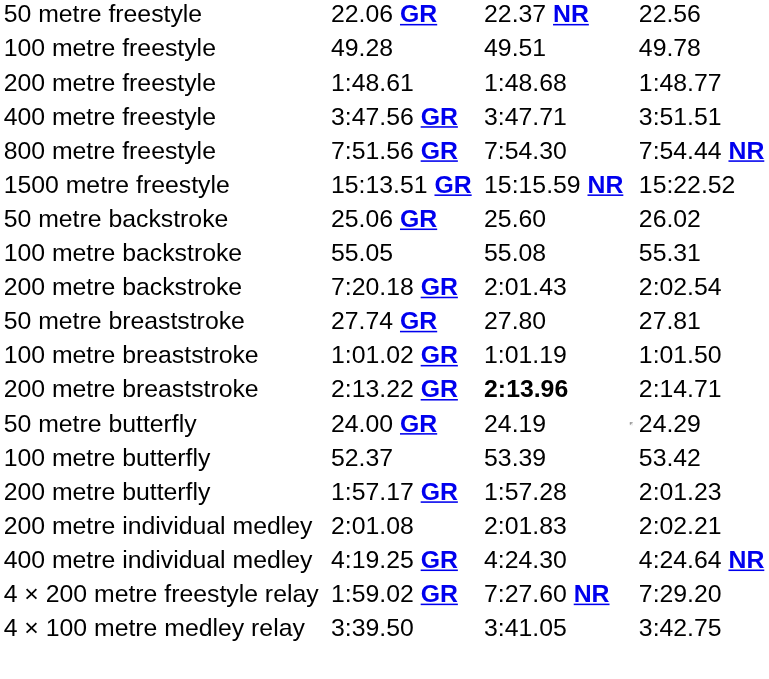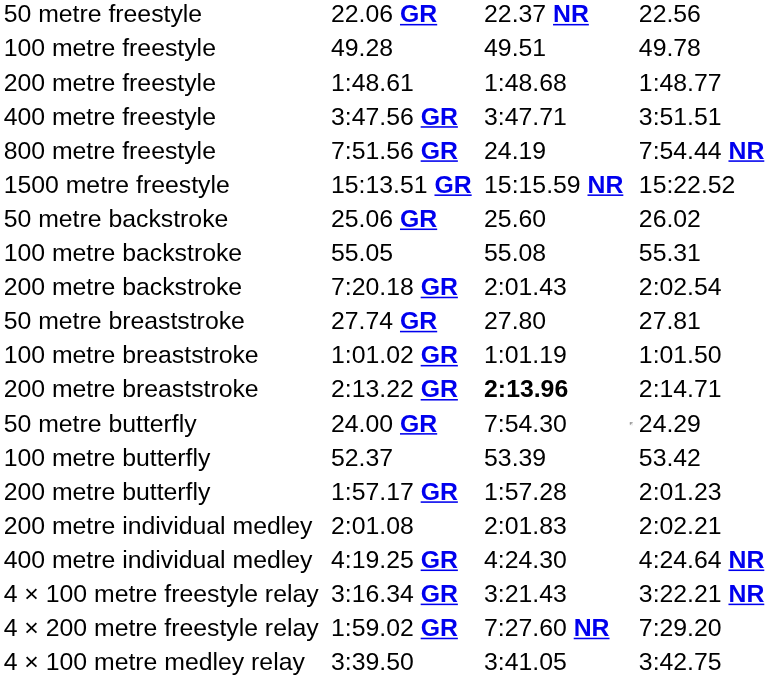(525, 150) 7:54.30 -> (515, 150) 24.19
(515, 423) 24.19 -> (525, 423) 7:54.30
+ row: (161, 594)
